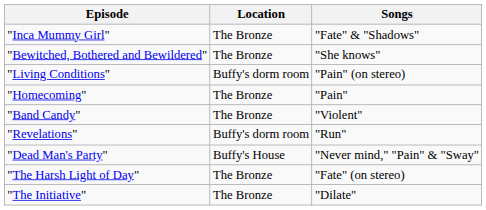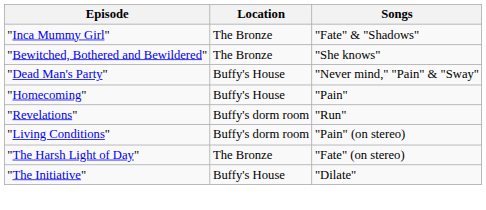rows swapped: (57, 154) <-> (59, 74)
(243, 94) The Bronze -> (249, 94) Buffy's House
- row: (44, 114)
(243, 194) The Bronze -> (249, 174) Buffy's House
